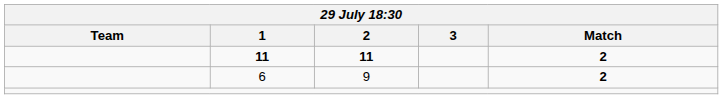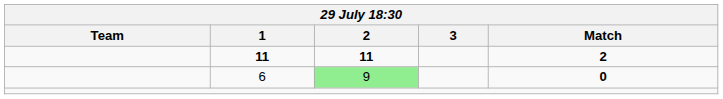(366, 77) no background -> (366, 77) lightgreen background
(603, 77) 2 -> (603, 77) 0
